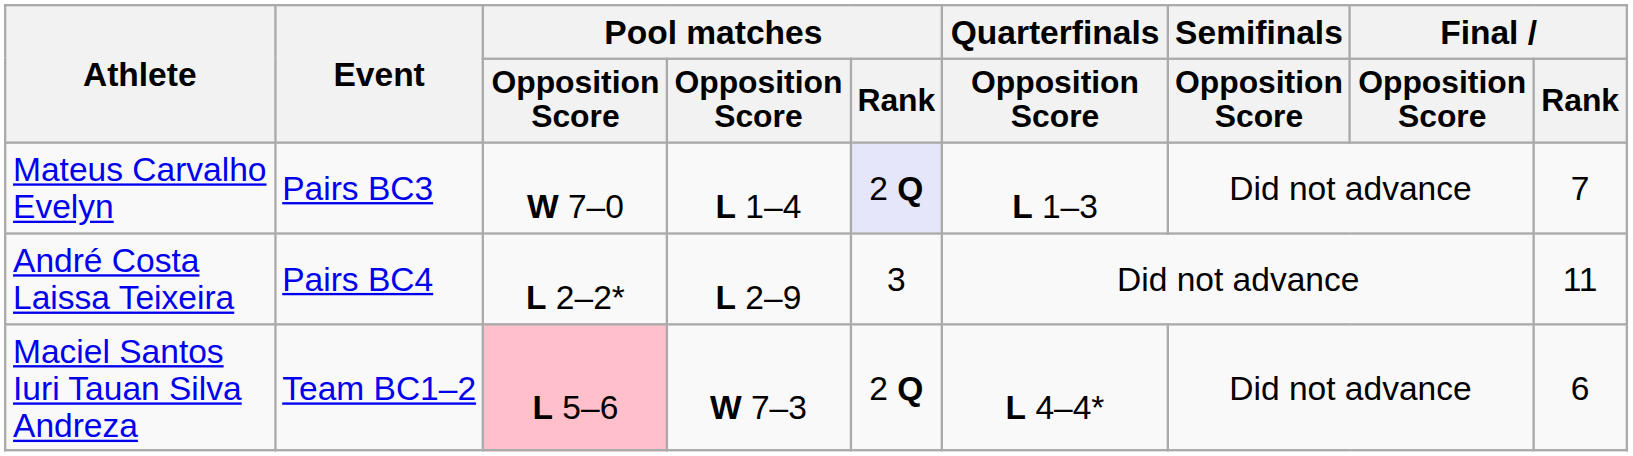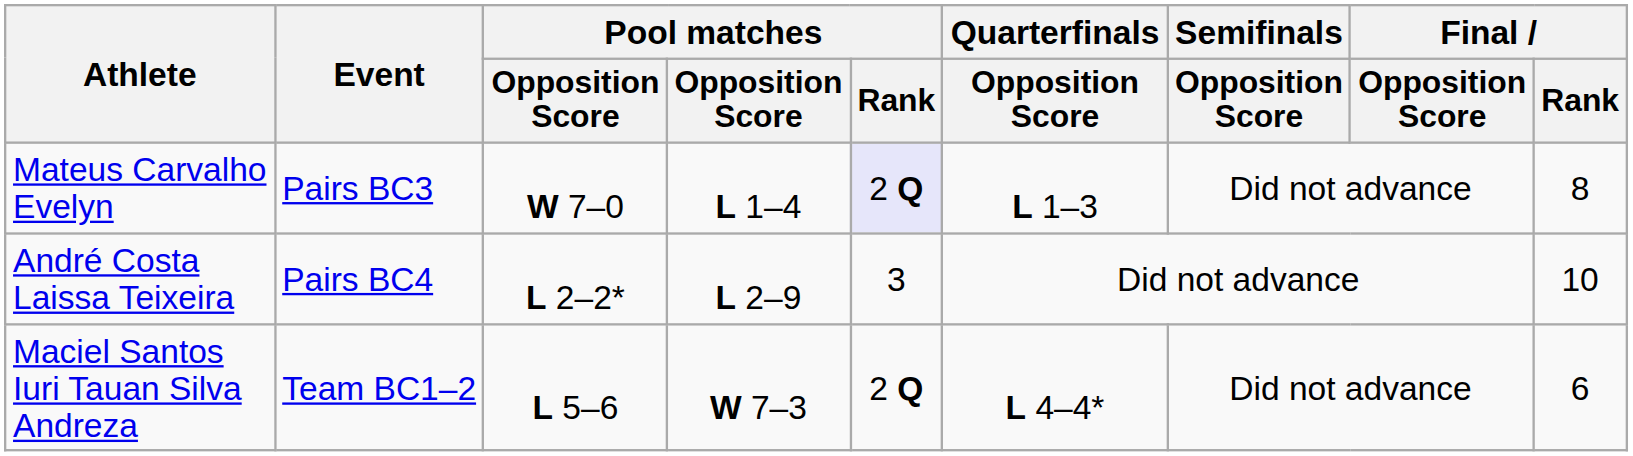(1580, 189) 7 -> (1580, 189) 8
(1580, 279) 11 -> (1580, 279) 10
(575, 407) pink background -> (575, 407) no background
